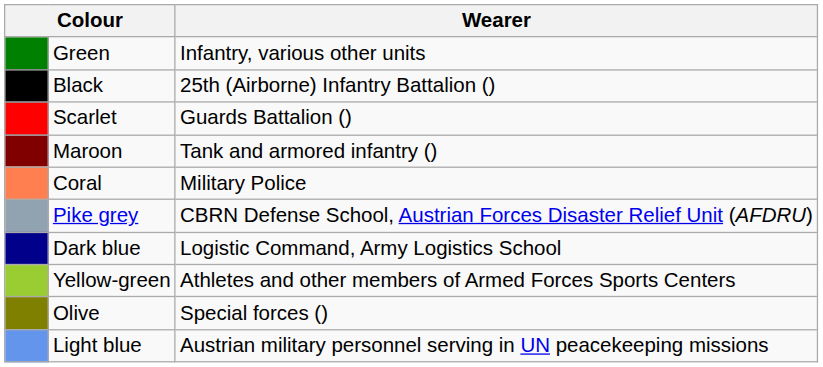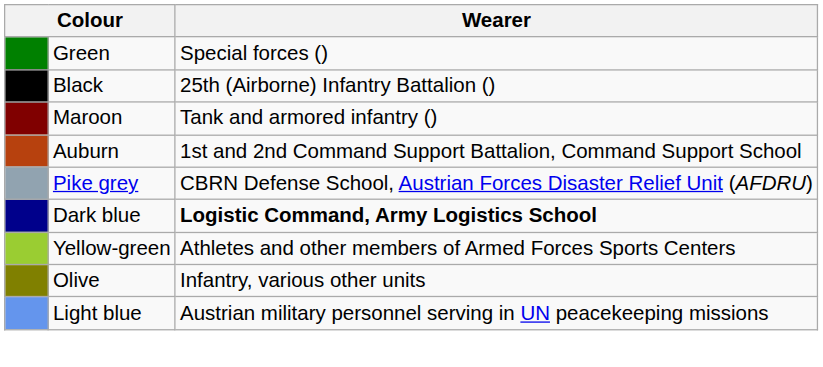(303, 53) Infantry, various other units -> (254, 53) Special forces ()
- row: (85, 118)
- row: (77, 183)
+ row: (86, 150)
(371, 248) normal -> (388, 215) bold
(254, 313) Special forces () -> (303, 280) Infantry, various other units
